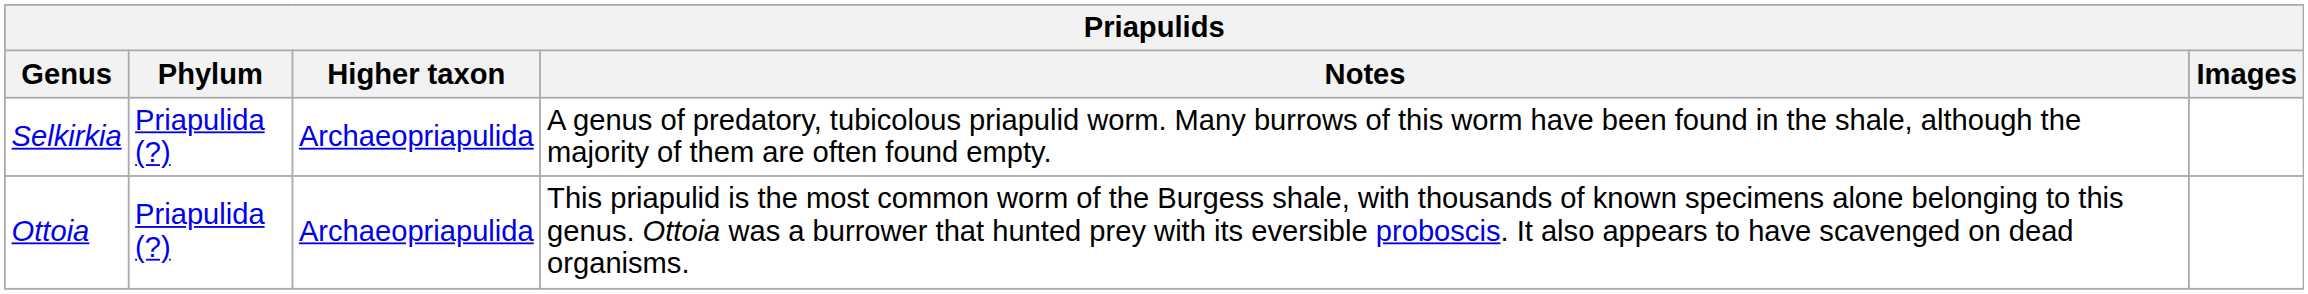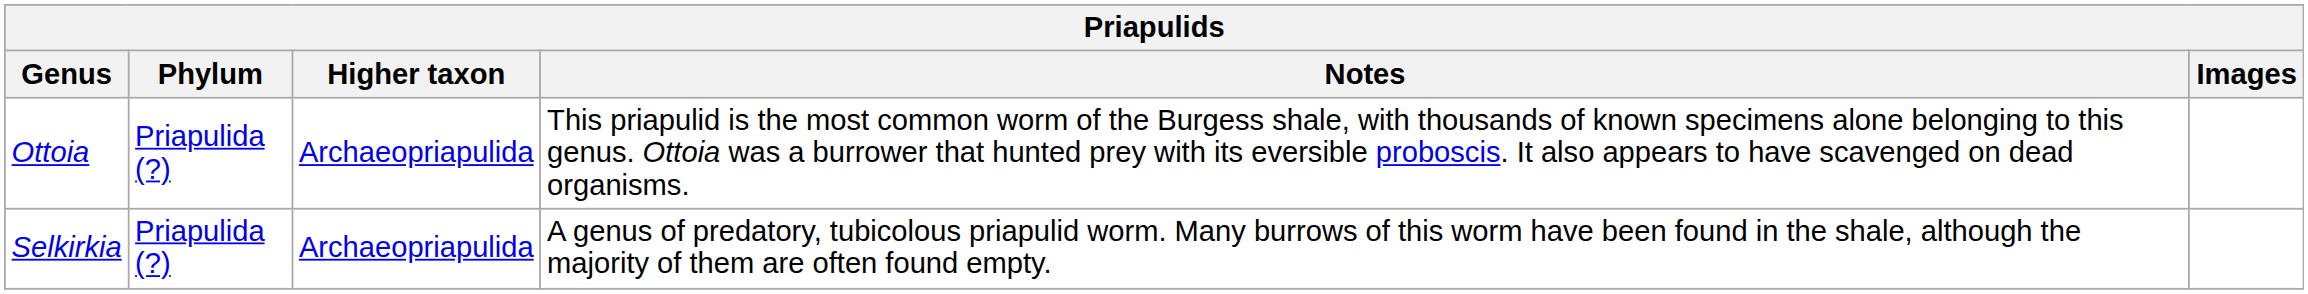rows swapped: (50, 231) <-> (67, 136)
